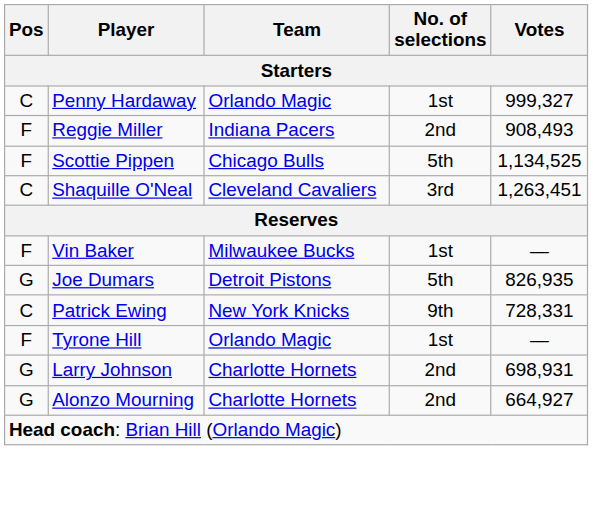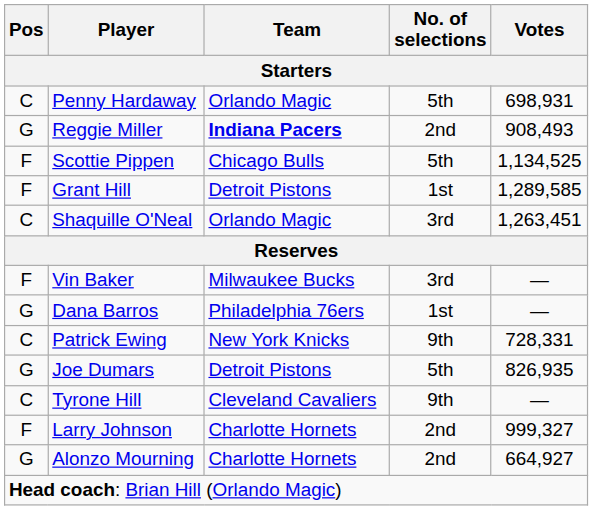(440, 100) 1st -> (440, 100) 5th
(539, 100) 999,327 -> (539, 100) 698,931
(26, 130) F -> (26, 130) G
(271, 130) normal -> (275, 130) bold
+ row: (92, 190)
(292, 190) Cleveland Cavaliers -> (270, 220) Orlando Magic
(440, 250) 1st -> (440, 280) 3rd
+ row: (105, 310)
rows swapped: (103, 280) <-> (109, 310)
(26, 340) F -> (26, 400) C
(270, 340) Orlando Magic -> (292, 400) Cleveland Cavaliers
(440, 340) 1st -> (440, 400) 9th
(26, 370) G -> (26, 429) F
(539, 370) 698,931 -> (539, 429) 999,327
